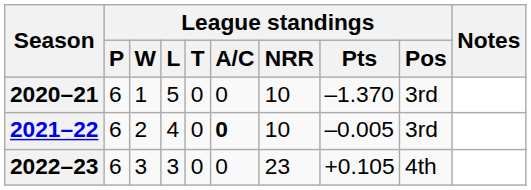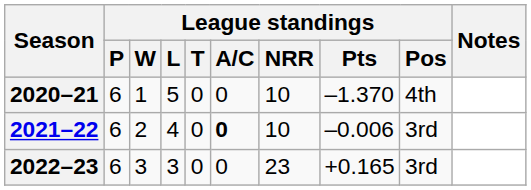(422, 94) 3rd -> (421, 94) 4th
(359, 130) –0.005 -> (359, 130) –0.006
(360, 166) +0.105 -> (360, 166) +0.165
(421, 166) 4th -> (422, 166) 3rd
